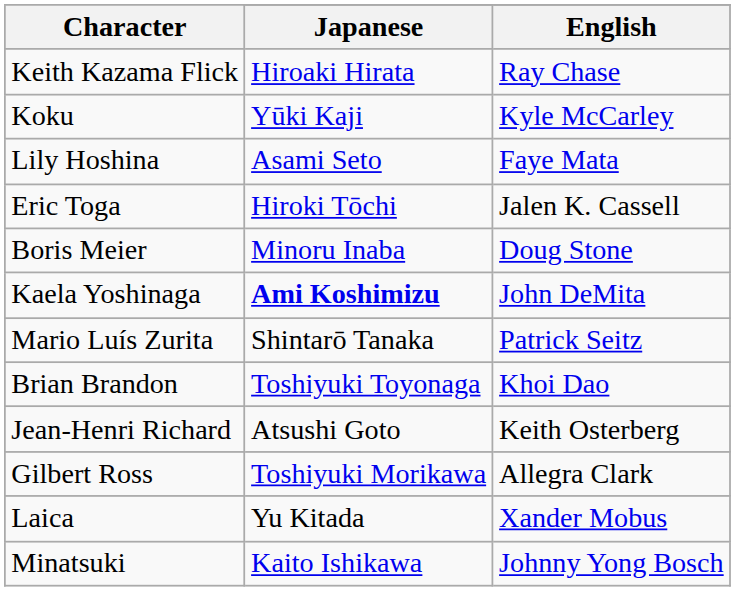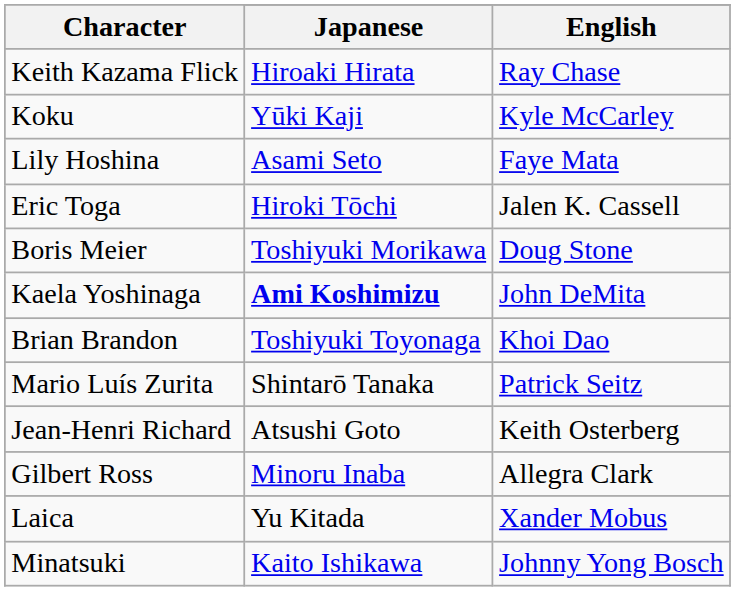(328, 250) Minoru Inaba -> (369, 250) Toshiyuki Morikawa
rows swapped: (95, 384) <-> (112, 339)
(369, 473) Toshiyuki Morikawa -> (328, 473) Minoru Inaba
